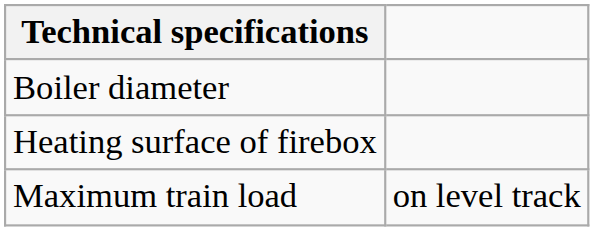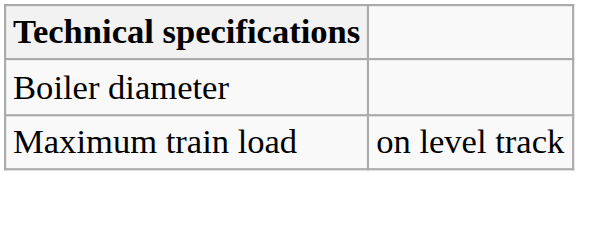- row: (195, 141)
